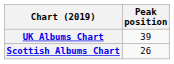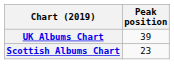(146, 51) 26 -> (146, 51) 23
